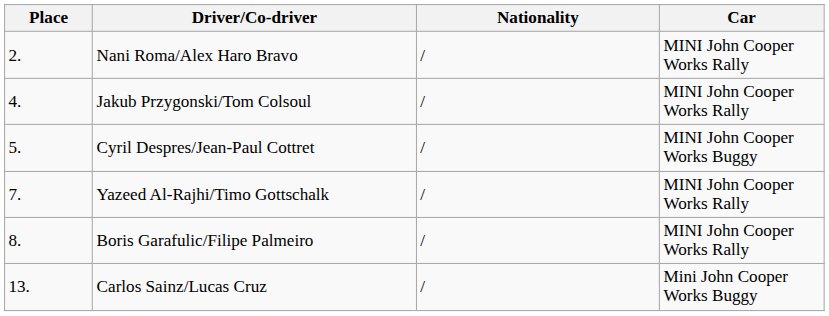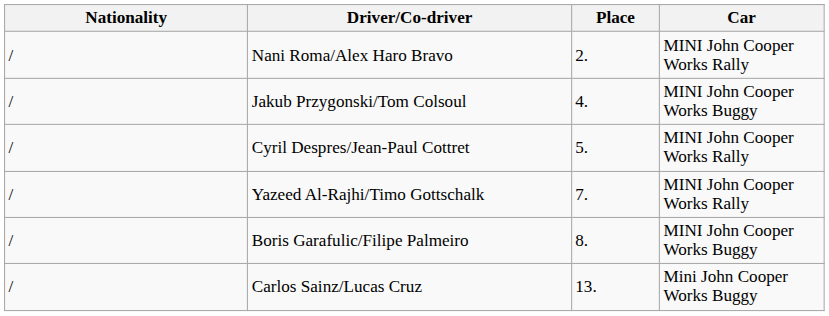columns swapped: (49, 18) <-> (538, 18)
(729, 101) MINI John Cooper Works Rally -> (729, 101) MINI John Cooper Works Buggy
(729, 147) MINI John Cooper Works Buggy -> (729, 147) MINI John Cooper Works Rally
(729, 240) MINI John Cooper Works Rally -> (729, 240) MINI John Cooper Works Buggy
